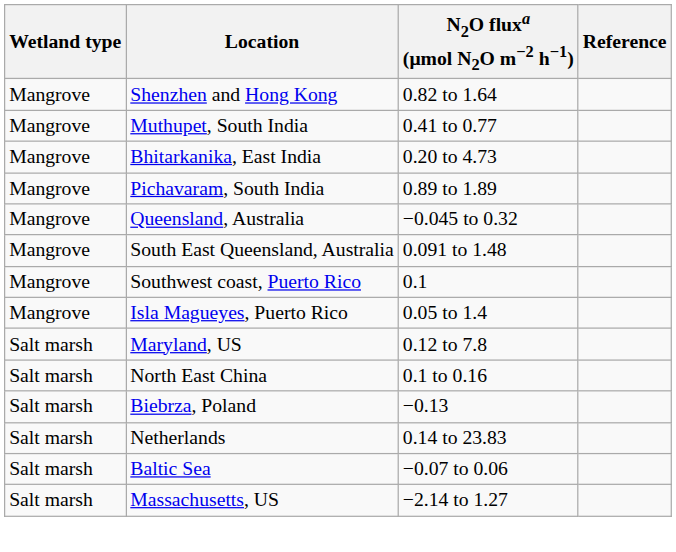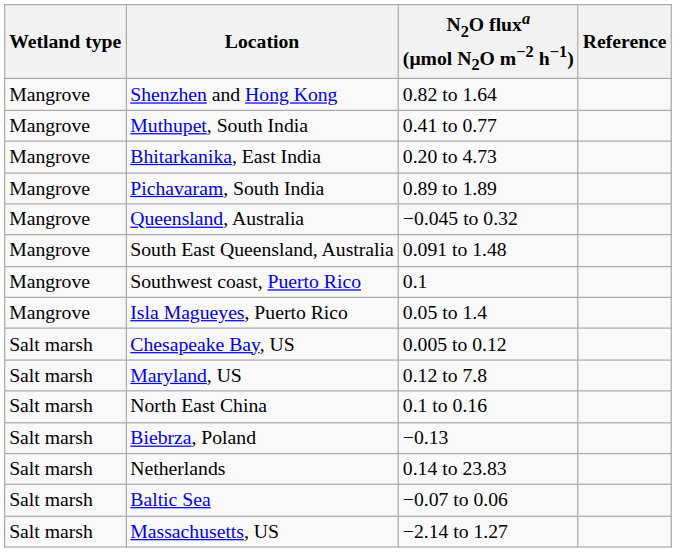+ row: (212, 344)
